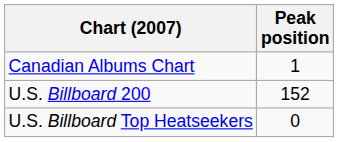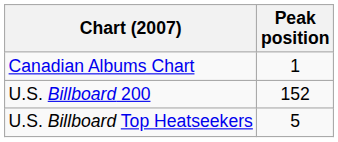(295, 121) 0 -> (295, 121) 5
